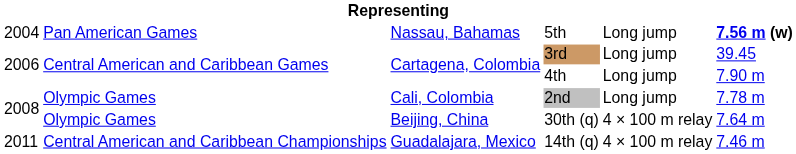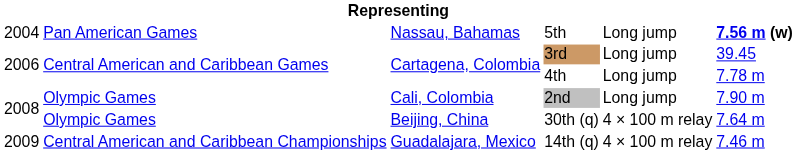(741, 76) 7.90 m -> (741, 76) 7.78 m
(741, 98) 7.78 m -> (741, 98) 7.90 m
(21, 141) 2011 -> (22, 141) 2009
